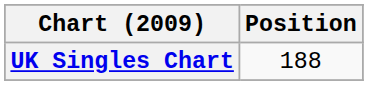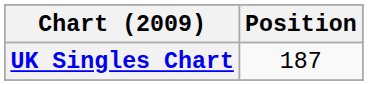(301, 62) 188 -> (301, 62) 187
